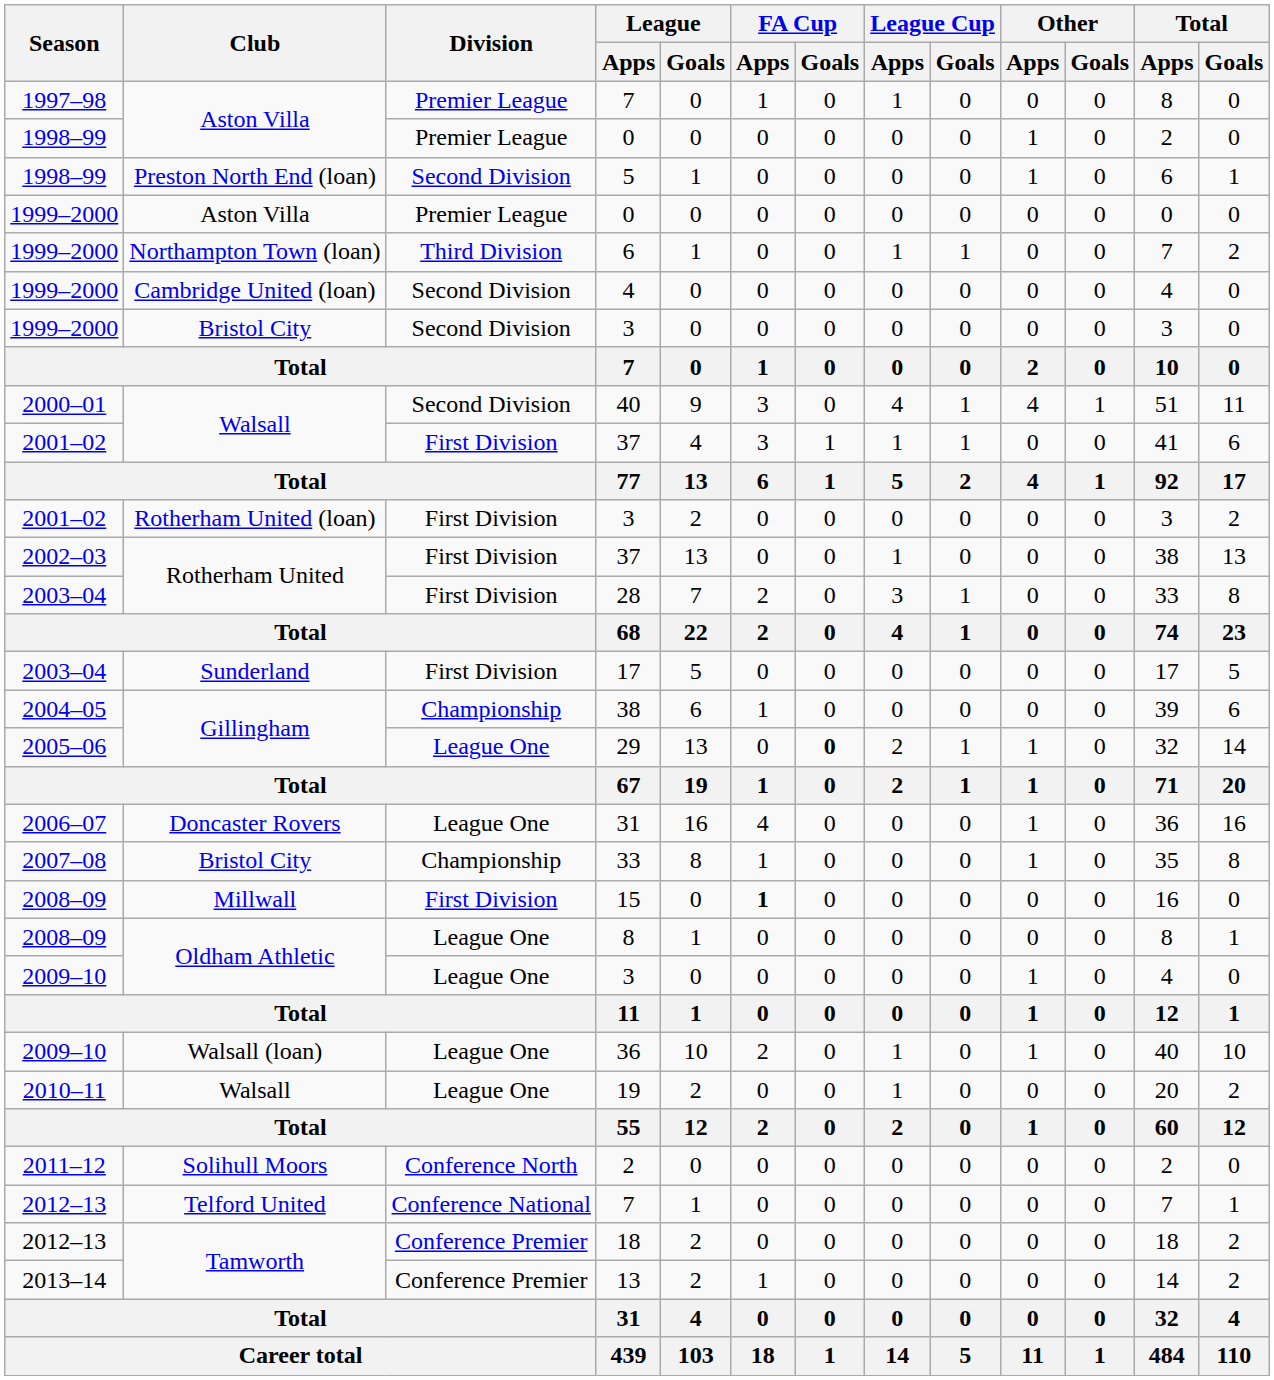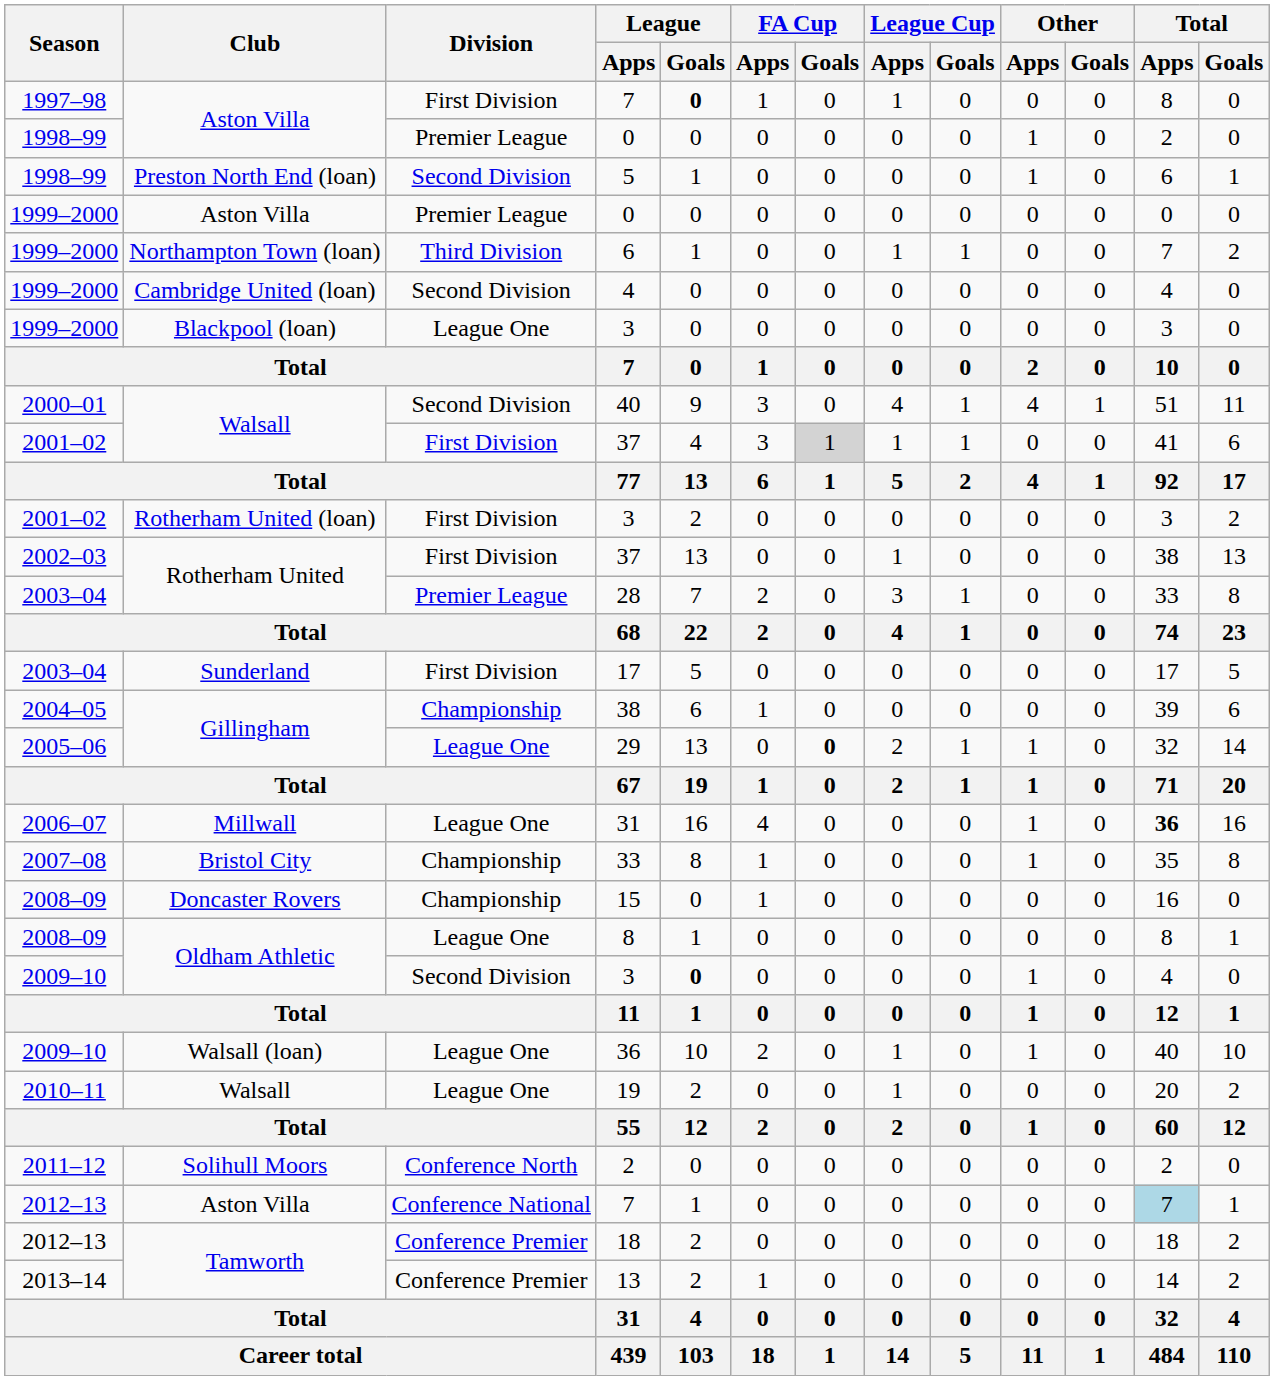(491, 99) Premier League -> (491, 99) First Division
(696, 99) normal -> (696, 99) bold
(255, 328) Bristol City -> (255, 328) Blackpool (loan)
(491, 328) Second Division -> (491, 328) League One
(830, 442) no background -> (830, 442) lightgrey background
(491, 594) First Division -> (491, 594) Premier League
(255, 822) Doncaster Rovers -> (255, 822) Millwall
(1167, 822) normal -> (1167, 822) bold
(255, 898) Millwall -> (255, 898) Doncaster Rovers
(491, 898) First Division -> (491, 898) Championship
(763, 898) bold -> (763, 898) normal
(491, 975) League One -> (491, 975) Second Division
(696, 975) normal -> (696, 975) bold
(255, 1203) Telford United -> (255, 1203) Aston Villa
(1167, 1203) no background -> (1167, 1203) lightblue background
